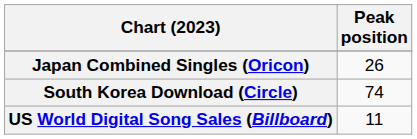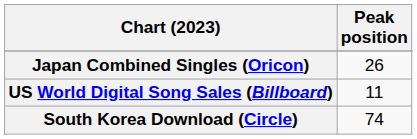rows swapped: (171, 92) <-> (171, 119)
